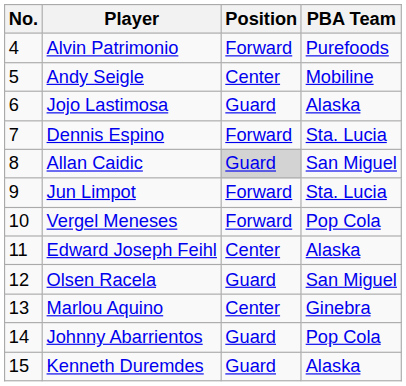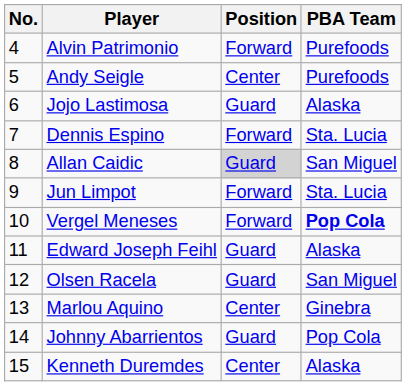(340, 76) Mobiline -> (347, 76) Purefoods
(343, 221) normal -> (345, 221) bold
(253, 250) Center -> (251, 250) Guard
(251, 366) Guard -> (253, 366) Center
